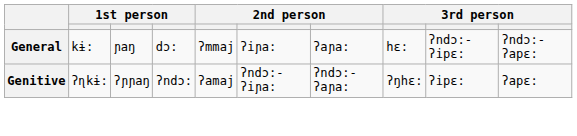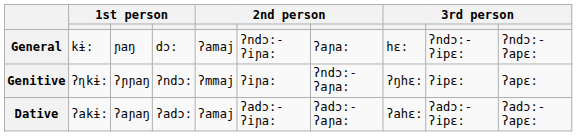(216, 47) ʔmmaj -> (216, 47) ʔamaj
(258, 47) ʔiɲa: -> (262, 47) ʔndɔ:-ʔiɲa:
(216, 80) ʔamaj -> (216, 80) ʔmmaj
(262, 80) ʔndɔ:-ʔiɲa: -> (258, 80) ʔiɲa:
+ row: (36, 114)
